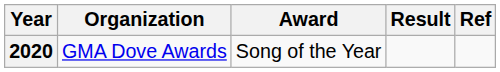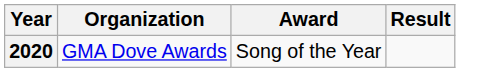- column: (476, 20)
